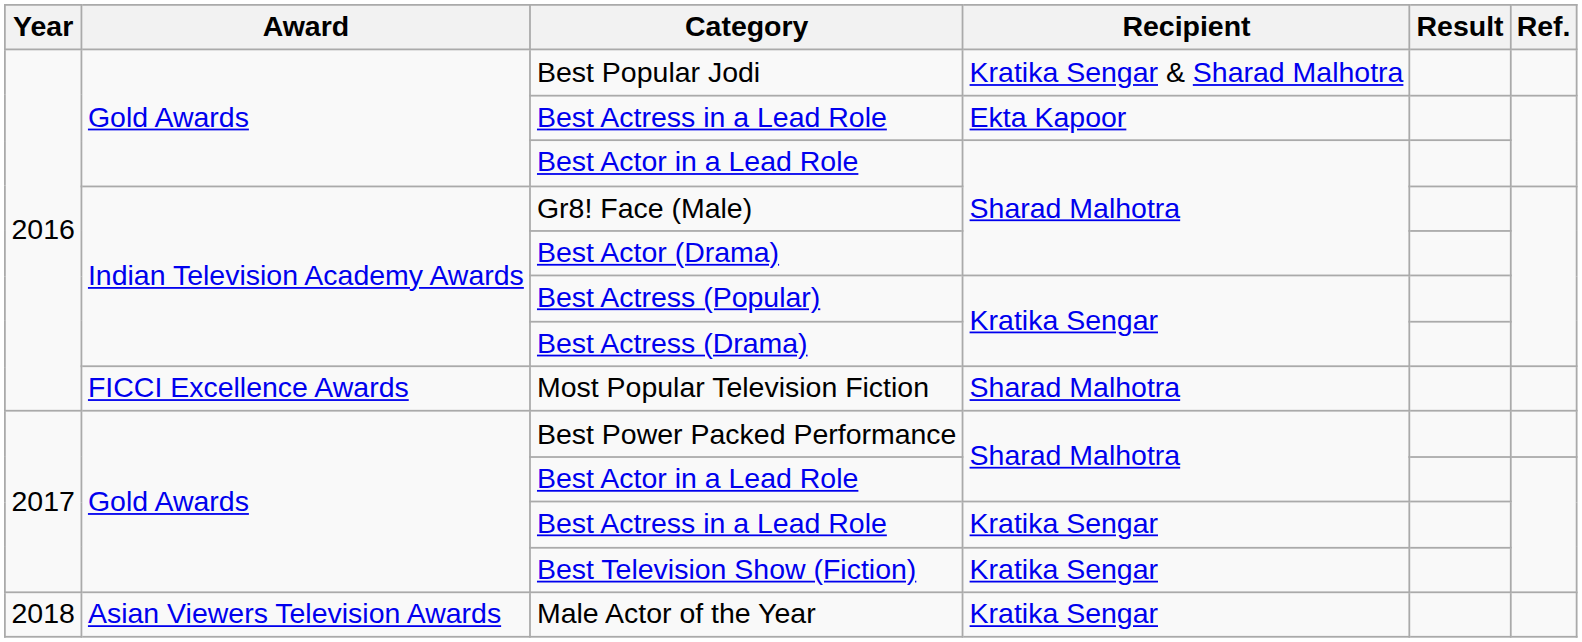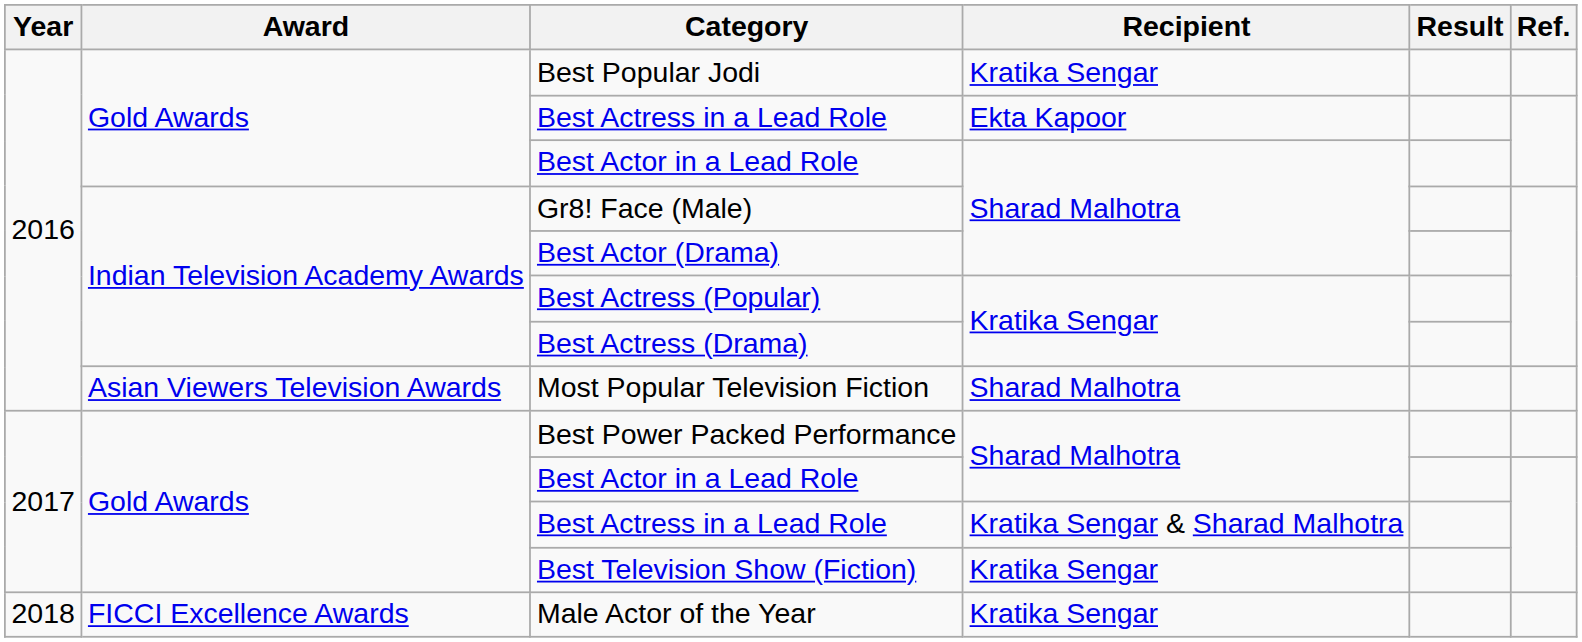(1186, 72) Kratika Sengar & Sharad Malhotra -> (1064, 72) Kratika Sengar
(248, 388) FICCI Excellence Awards -> (295, 388) Asian Viewers Television Awards
(1064, 523) Kratika Sengar -> (1186, 523) Kratika Sengar & Sharad Malhotra
(295, 614) Asian Viewers Television Awards -> (248, 614) FICCI Excellence Awards
